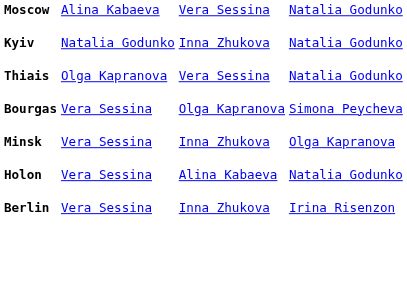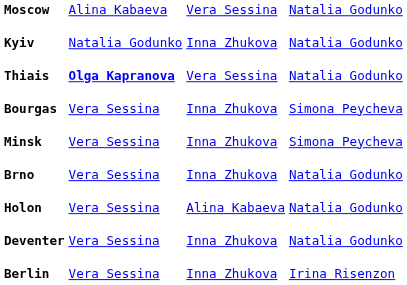(114, 75) normal -> (122, 75) bold
(232, 108) Olga Kapranova -> (232, 108) Inna Zhukova
(342, 141) Olga Kapranova -> (346, 141) Simona Peycheva
+ row: (19, 174)
+ row: (34, 240)
